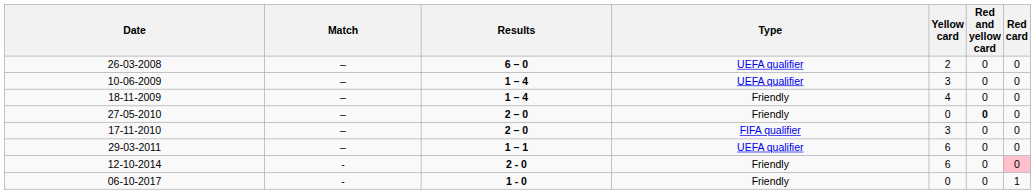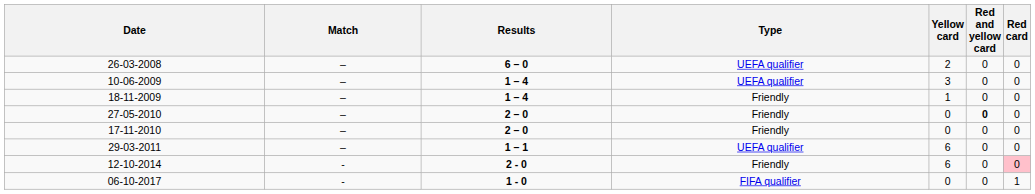(948, 98) 4 -> (948, 98) 1
(770, 131) FIFA qualifier -> (770, 131) Friendly
(948, 131) 3 -> (948, 131) 0
(770, 181) Friendly -> (770, 181) FIFA qualifier
